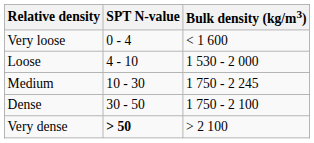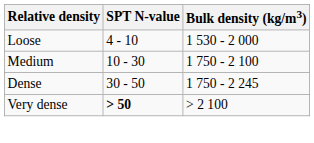- row: (36, 40)
(222, 83) 1 750 - 2 245 -> (222, 62) 1 750 - 2 100
(222, 105) 1 750 - 2 100 -> (222, 83) 1 750 - 2 245
